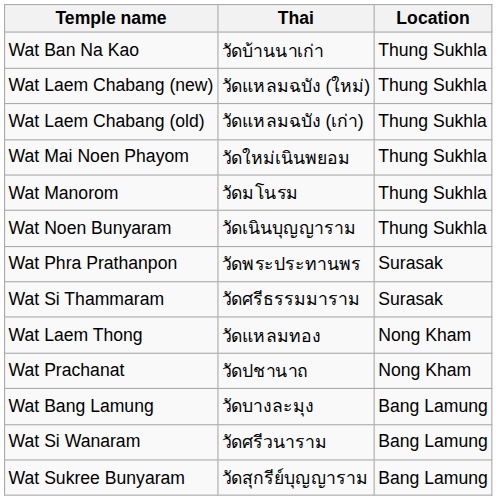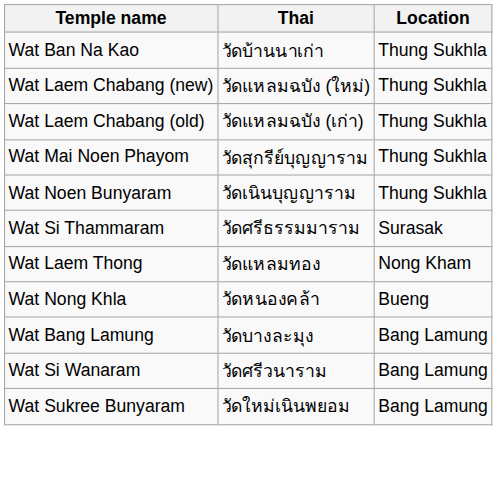(286, 157) วัดใหม่เนินพยอม -> (295, 157) วัดสุกรีย์บุญญาราม
- row: (64, 192)
- row: (93, 263)
- row: (66, 370)
+ row: (67, 299)
(295, 478) วัดสุกรีย์บุญญาราม -> (286, 406) วัดใหม่เนินพยอม
